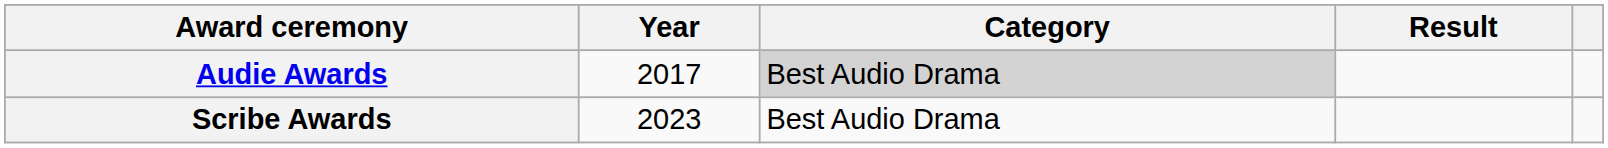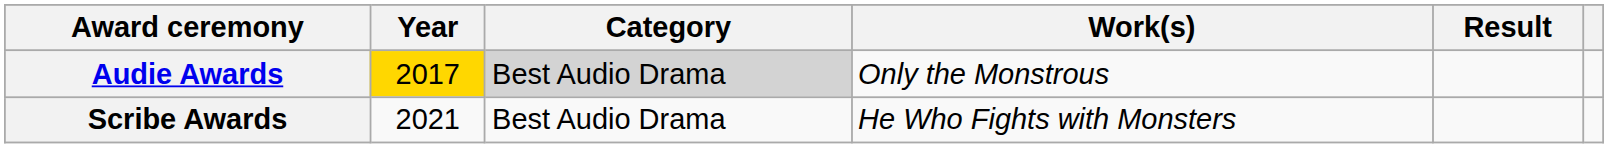+ column: (1142, 27)
(669, 73) no background -> (428, 73) gold background
(669, 119) 2023 -> (428, 119) 2021
